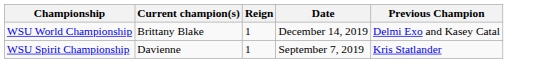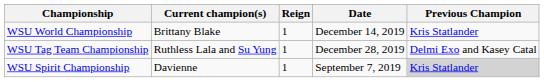(436, 31) Delmi Exo and Kasey Catal -> (444, 31) Kris Statlander
+ row: (78, 49)
(407, 49) no background -> (444, 67) lightgrey background
